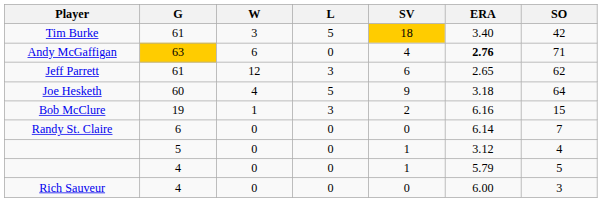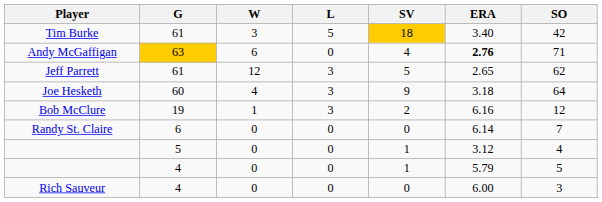(407, 71) 6 -> (407, 71) 5
(330, 91) 5 -> (330, 91) 3
(559, 110) 15 -> (559, 110) 12
